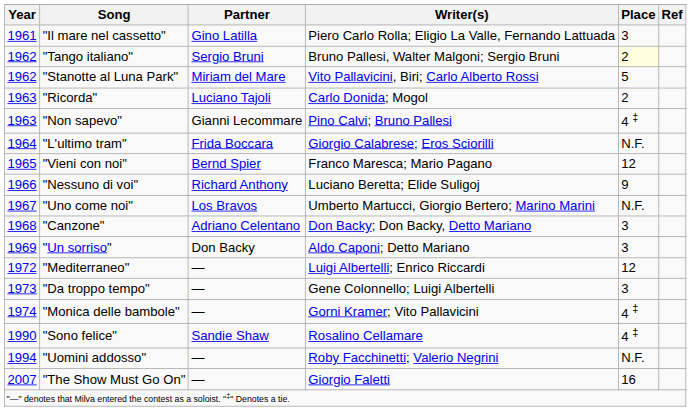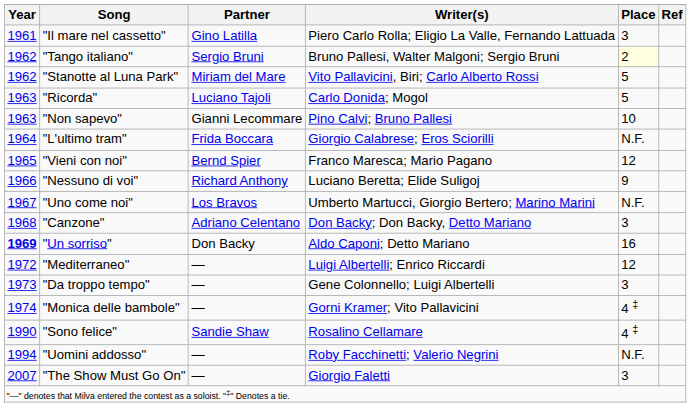(625, 98) 2 -> (625, 98) 5
(630, 120) 4 ‡ -> (629, 118) 10
(22, 247) normal -> (22, 243) bold
(625, 247) 3 -> (629, 243) 16
(629, 379) 16 -> (625, 375) 3
